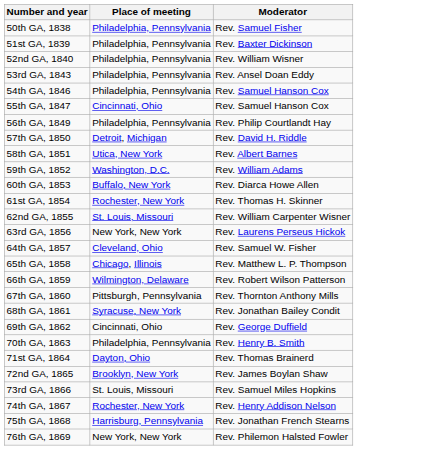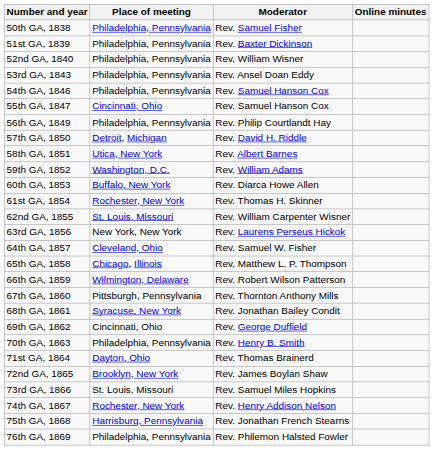+ column: (391, 12)
(137, 437) New York, New York -> (152, 437) Philadelphia, Pennsylvania
